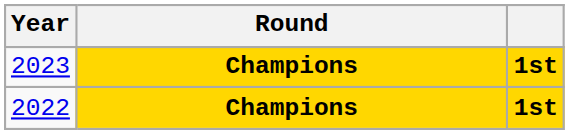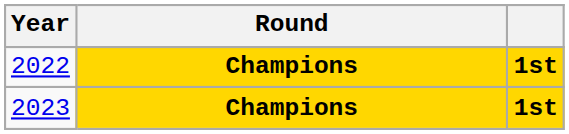rows swapped: (40, 108) <-> (40, 67)
